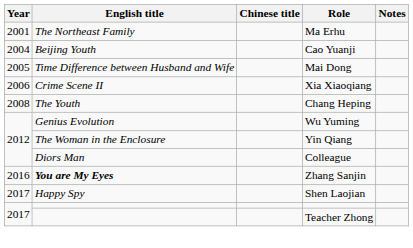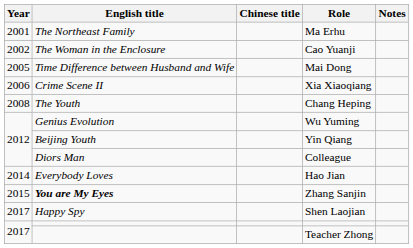(18, 49) 2004 -> (18, 49) 2002
(65, 49) Beijing Youth -> (100, 49) The Woman in the Enclosure
(100, 139) The Woman in the Enclosure -> (65, 139) Beijing Youth
+ row: (325, 175)
(18, 175) 2016 -> (18, 193) 2015
